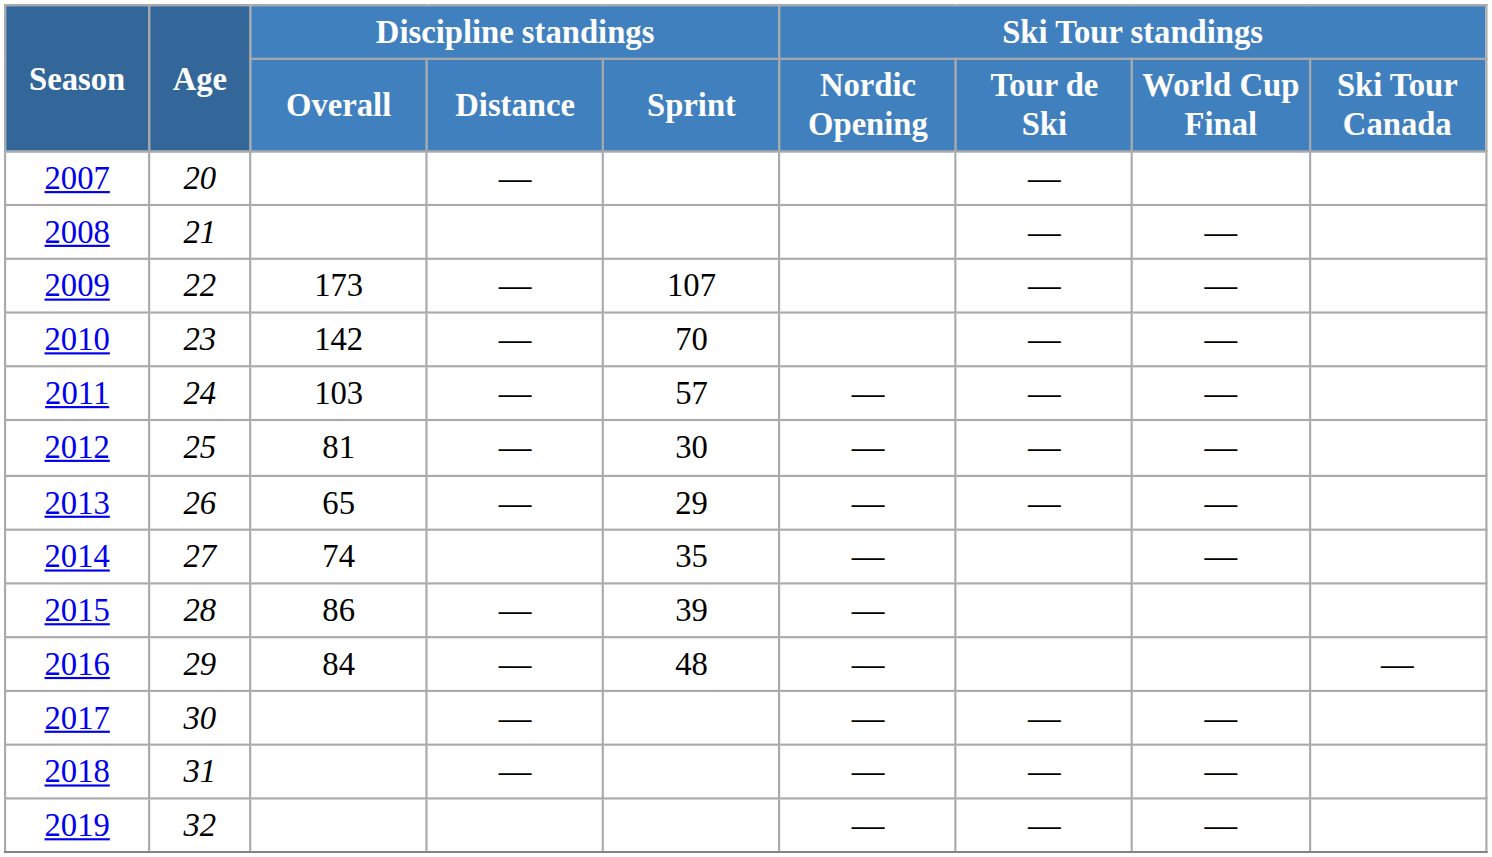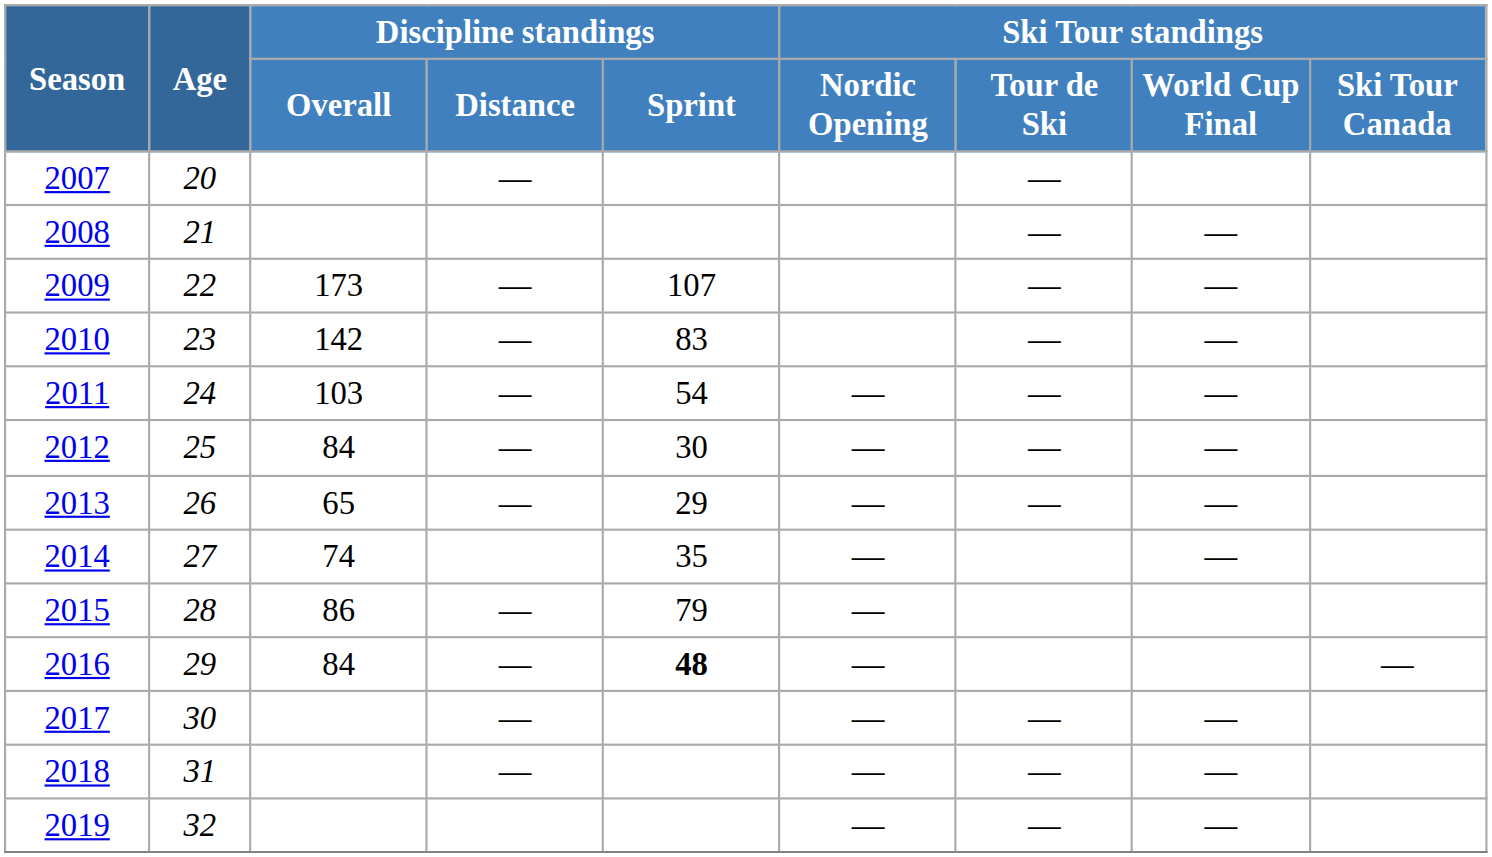(692, 339) 70 -> (692, 339) 83
(692, 393) 57 -> (692, 393) 54
(339, 447) 81 -> (339, 447) 84
(692, 609) 39 -> (692, 609) 79
(692, 663) normal -> (692, 663) bold
